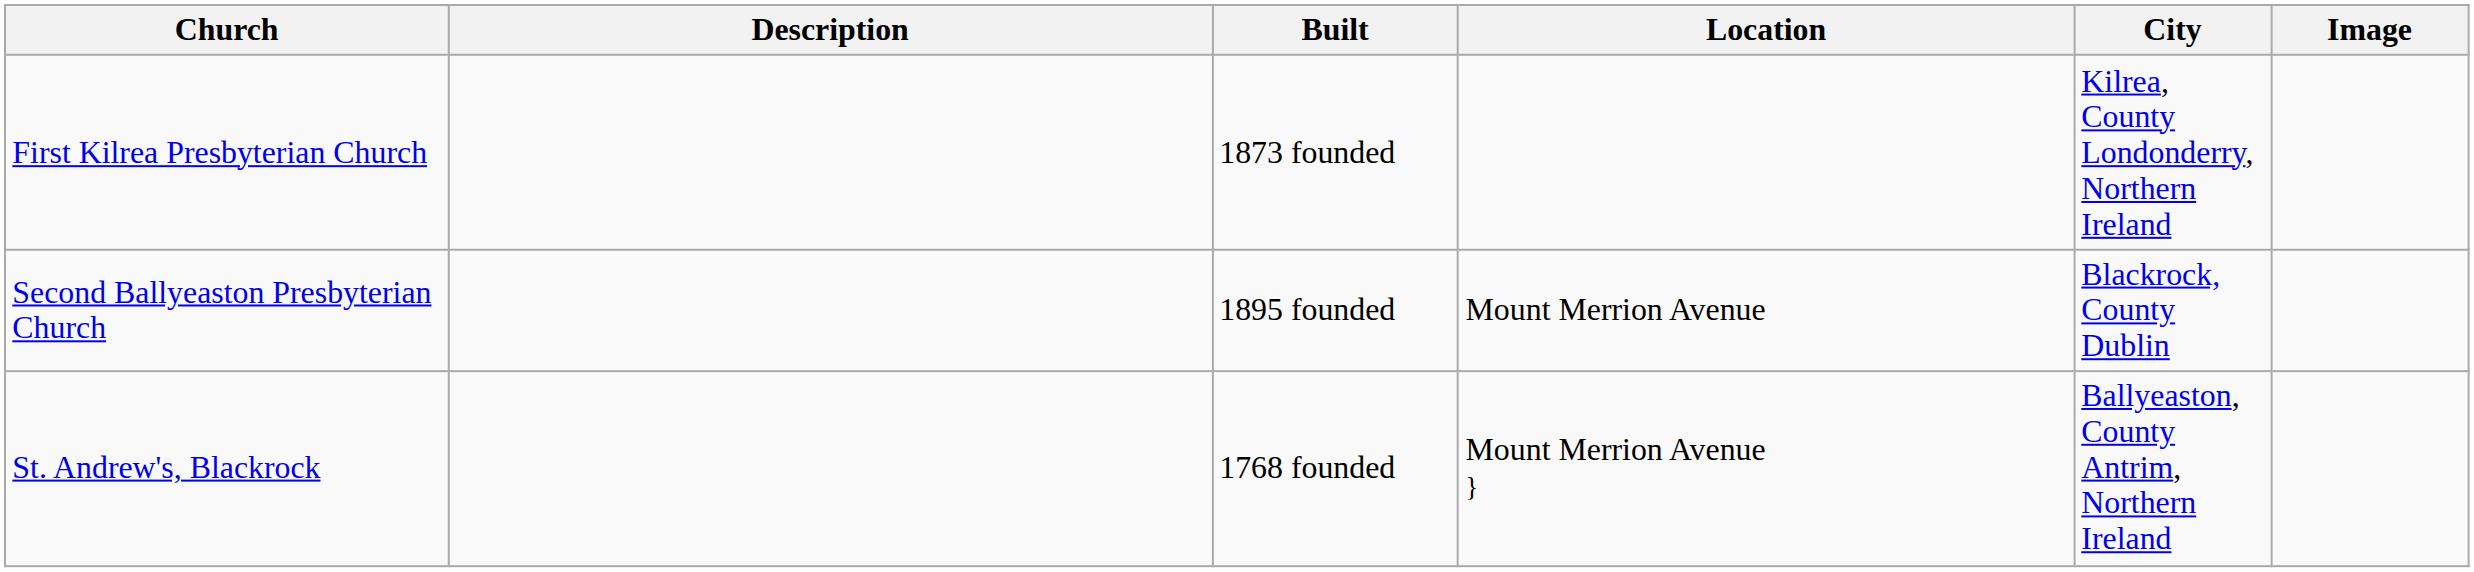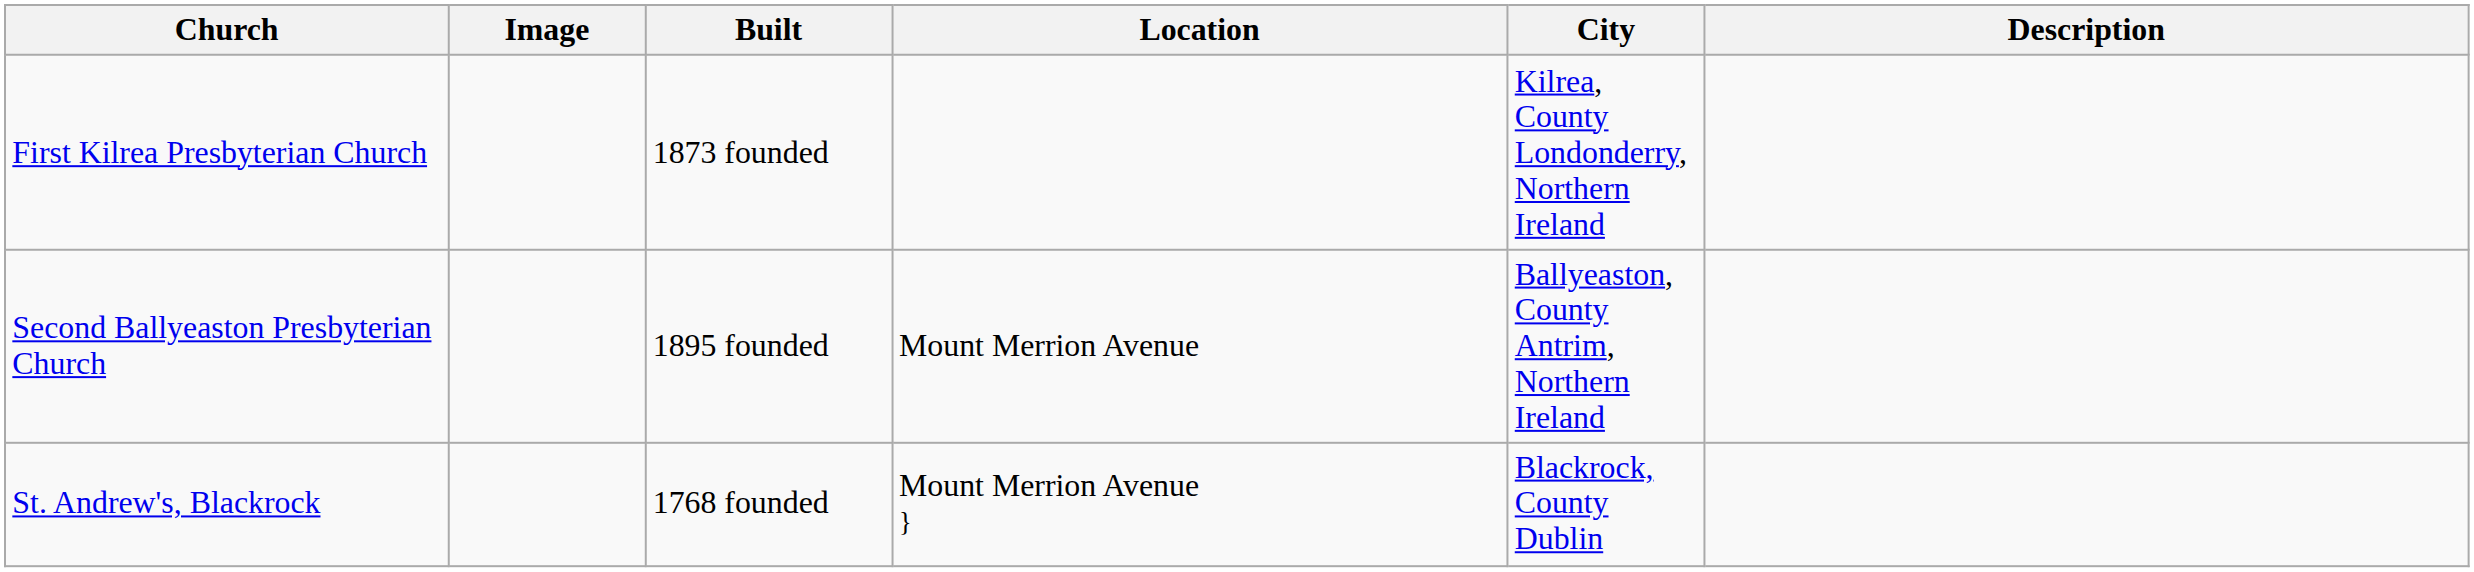columns swapped: (2370, 29) <-> (830, 29)
(2151, 309) Blackrock, County Dublin -> (1594, 345) Ballyeaston, County Antrim, Northern Ireland
(2160, 467) Ballyeaston, County Antrim, Northern Ireland -> (1584, 503) Blackrock, County Dublin
